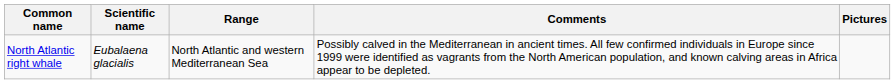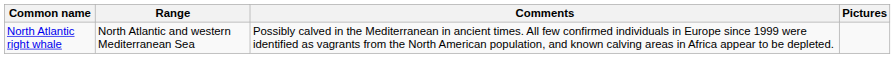- column: (130, 19)
